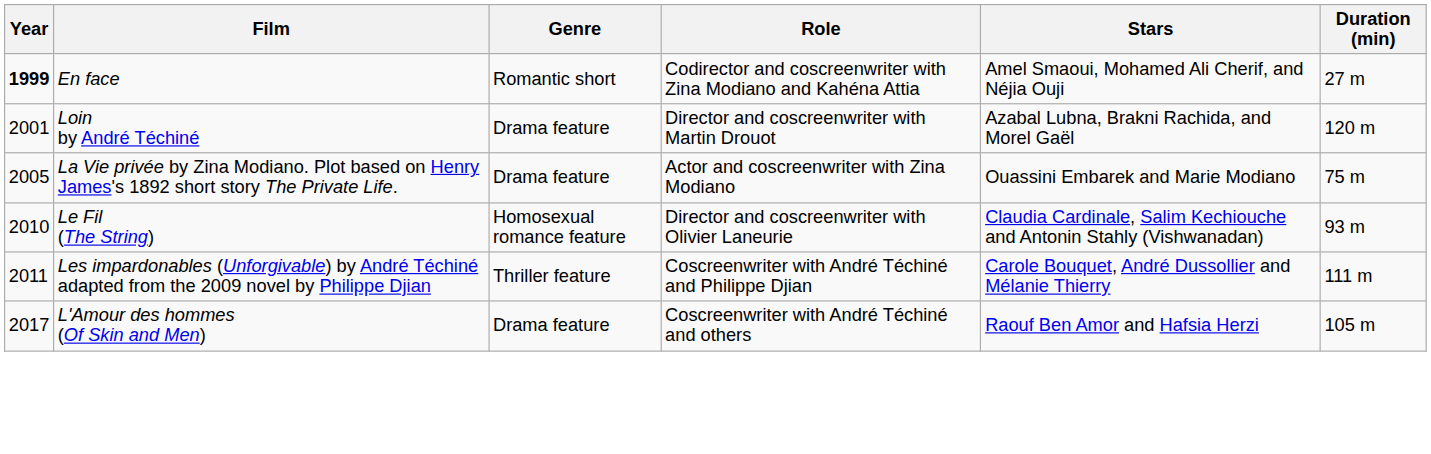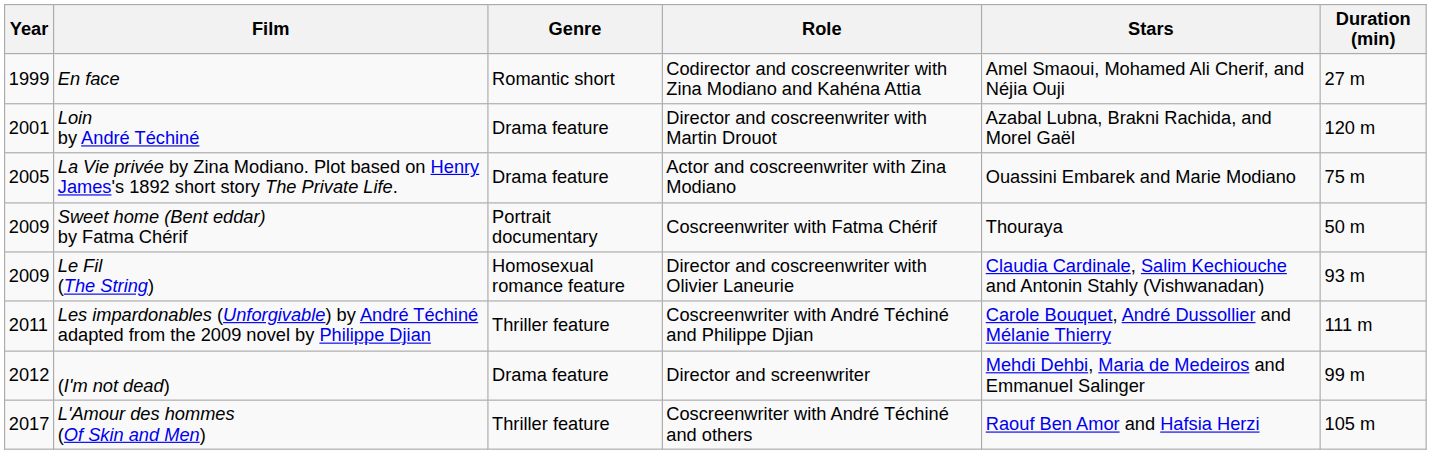(29, 78) bold -> (29, 78) normal
+ row: (162, 227)
(29, 227) 2010 -> (29, 276) 2009
+ row: (114, 385)
(551, 325) Drama feature -> (551, 424) Thriller feature
